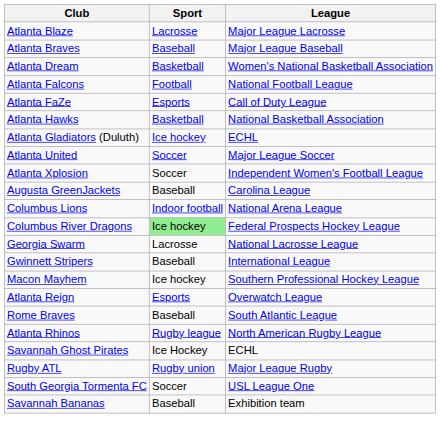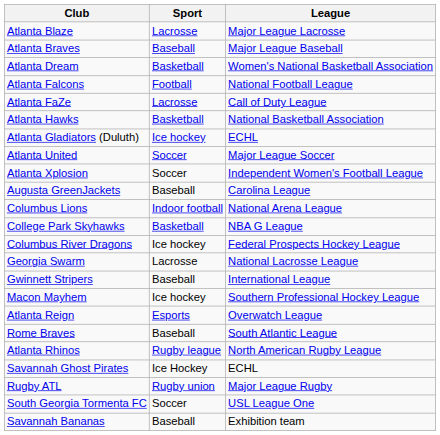(171, 102) Esports -> (175, 102) Lacrosse
+ row: (66, 226)
(179, 226) lightgreen background -> (179, 244) no background
